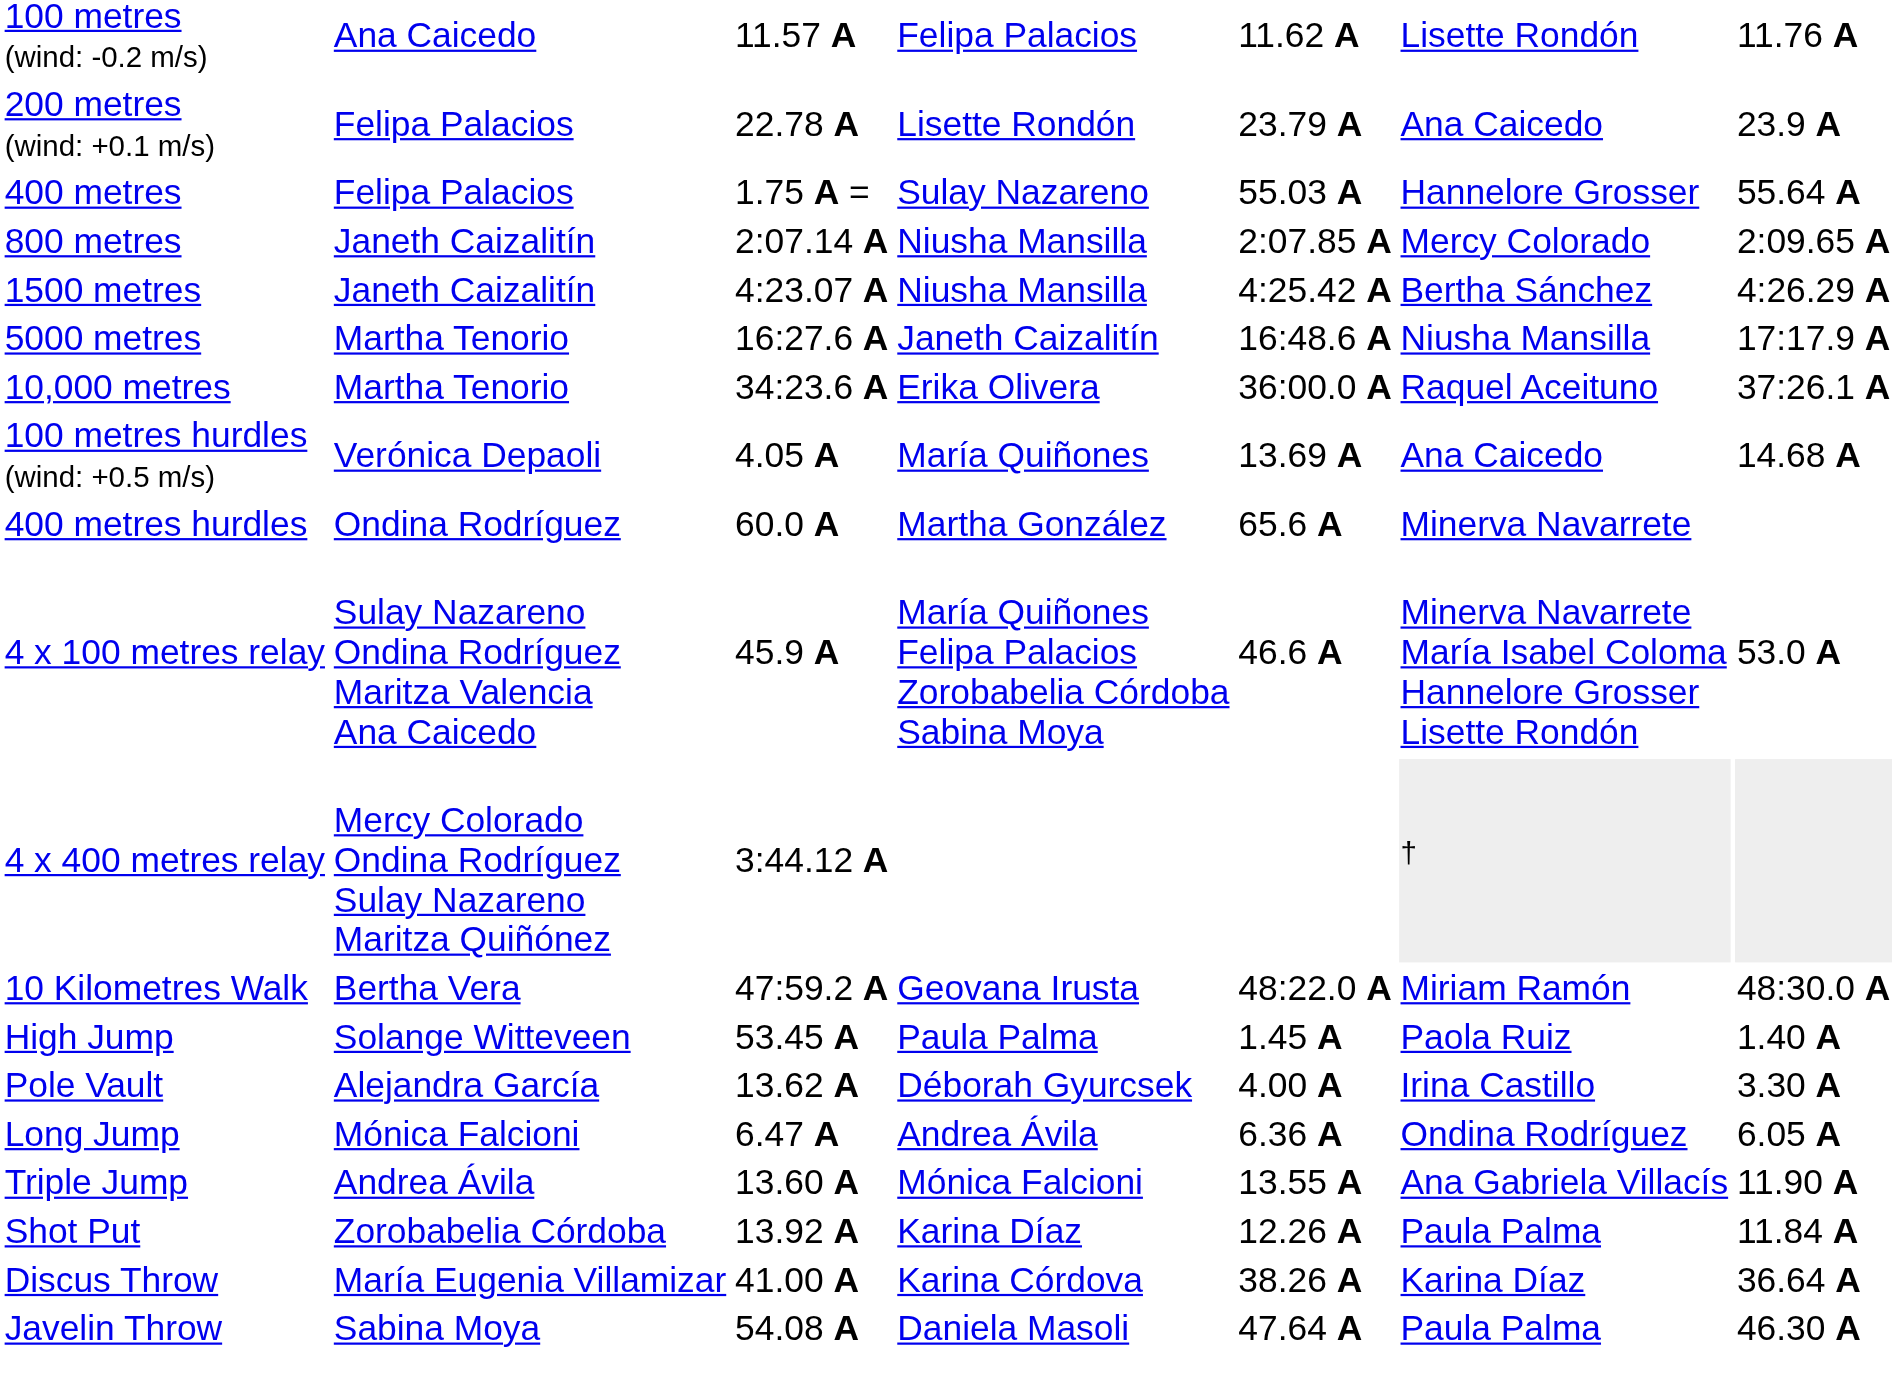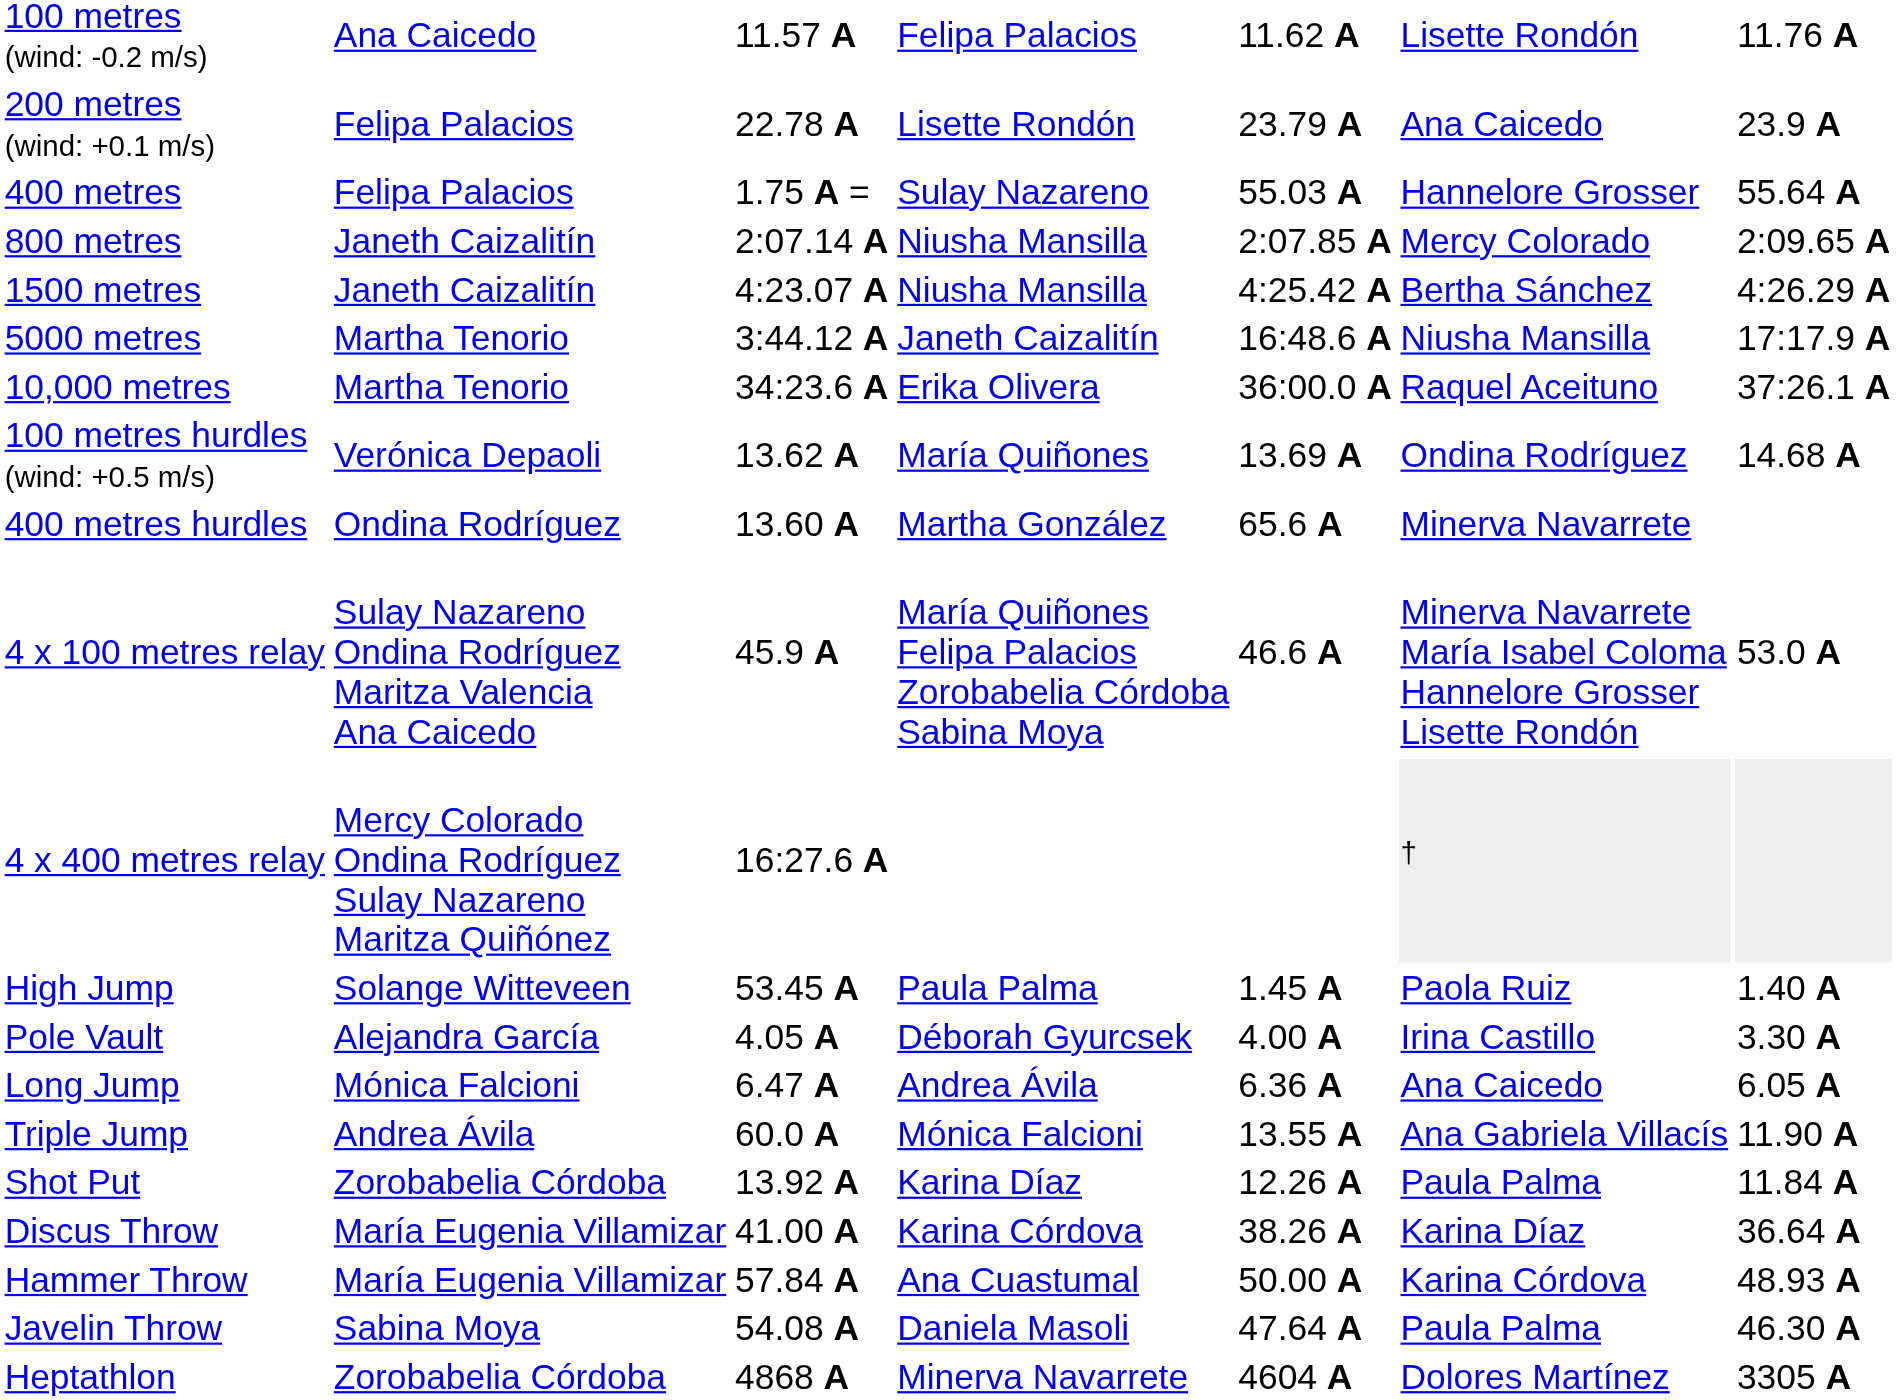(812, 338) 16:27.6 A -> (812, 338) 3:44.12 A
(787, 455) 4.05 A -> (797, 455) 13.62 A
(1502, 455) Ana Caicedo -> (1544, 455) Ondina Rodríguez
(787, 524) 60.0 A -> (797, 524) 13.60 A
(812, 860) 3:44.12 A -> (812, 860) 16:27.6 A
- row: (156, 988)
(797, 1085) 13.62 A -> (787, 1036) 4.05 A
(1544, 1134) Ondina Rodríguez -> (1502, 1085) Ana Caicedo
(797, 1182) 13.60 A -> (787, 1134) 60.0 A
+ row: (126, 1280)
+ row: (90, 1377)
